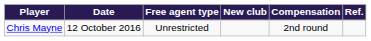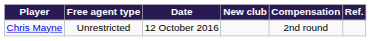columns swapped: (104, 12) <-> (182, 12)
